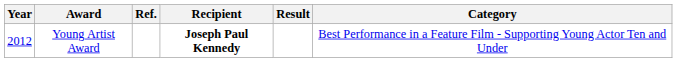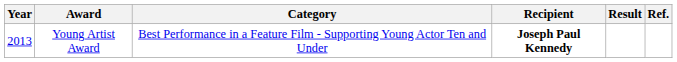columns swapped: (492, 14) <-> (146, 14)
(20, 40) 2012 -> (20, 40) 2013
